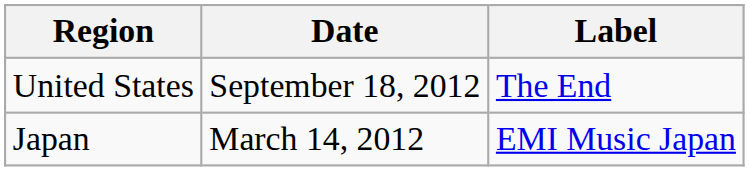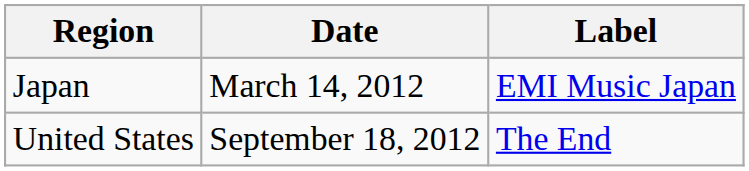rows swapped: (51, 138) <-> (103, 84)
